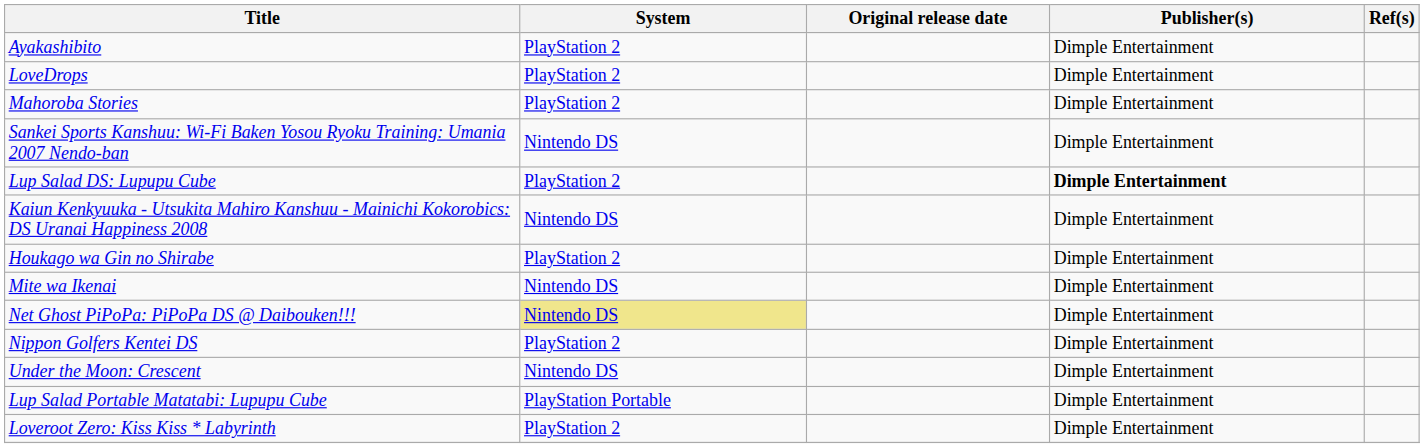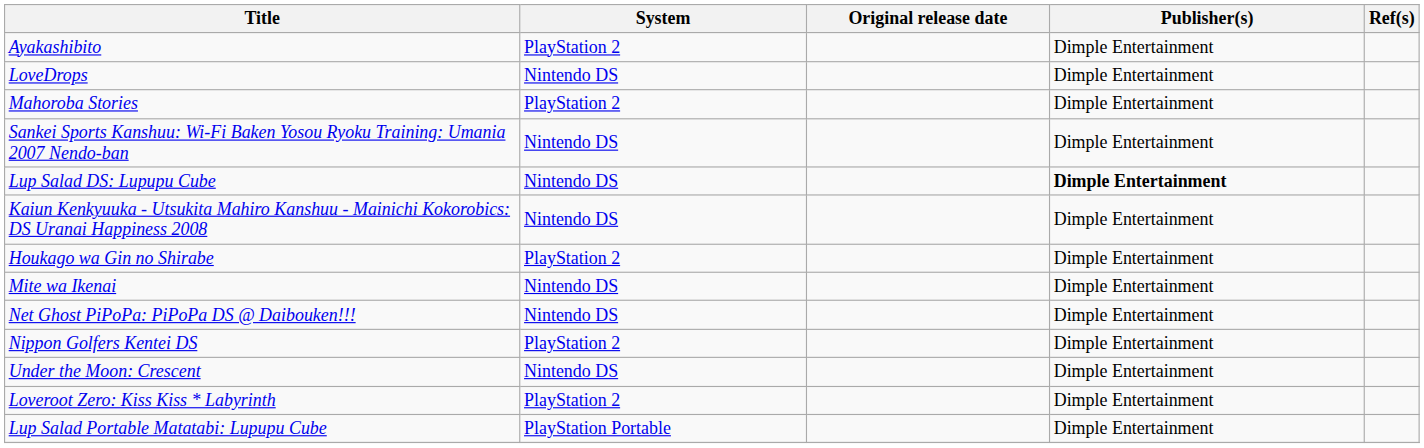(572, 75) PlayStation 2 -> (571, 75) Nintendo DS
(572, 180) PlayStation 2 -> (571, 180) Nintendo DS
(571, 314) khaki background -> (571, 314) no background
rows swapped: (168, 400) <-> (142, 428)
